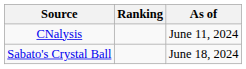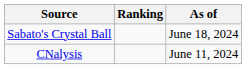rows swapped: (59, 34) <-> (59, 53)
